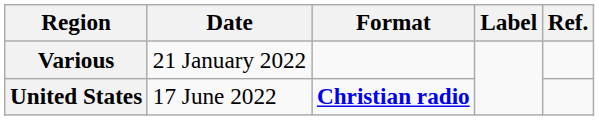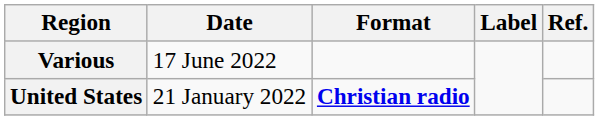(230, 59) 21 January 2022 -> (215, 59) 17 June 2022
(215, 96) 17 June 2022 -> (230, 96) 21 January 2022
